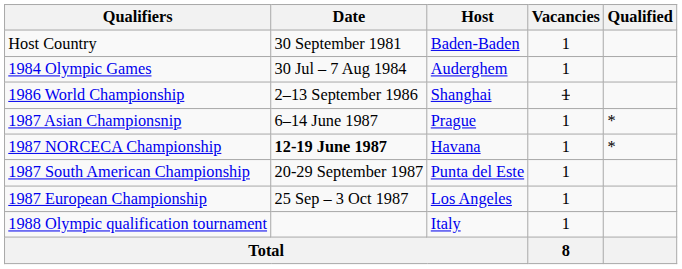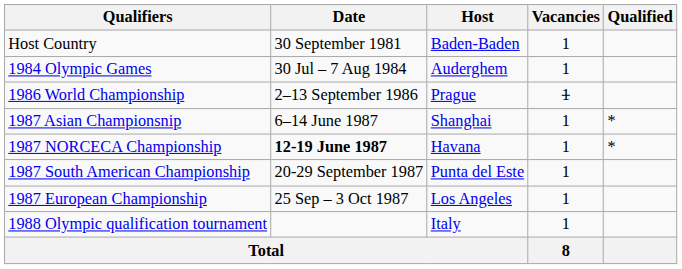(461, 95) Shanghai -> (453, 95) Prague
(453, 120) Prague -> (461, 120) Shanghai
